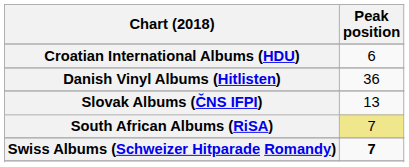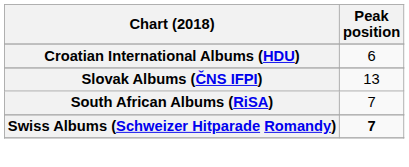- row: (172, 79)
(372, 126) khaki background -> (372, 102) no background
